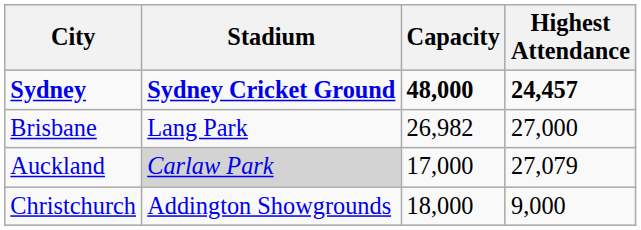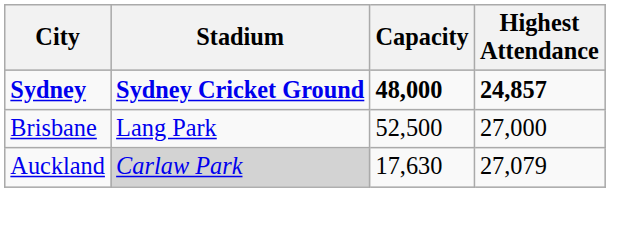(544, 89) 24,457 -> (513, 89) 24,857
(440, 128) 26,982 -> (409, 128) 52,500
(440, 166) 17,000 -> (409, 166) 17,630
- row: (73, 205)
